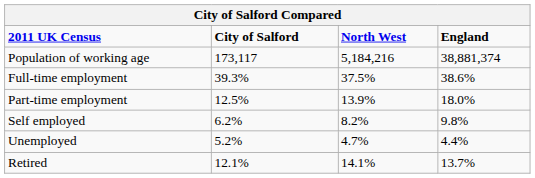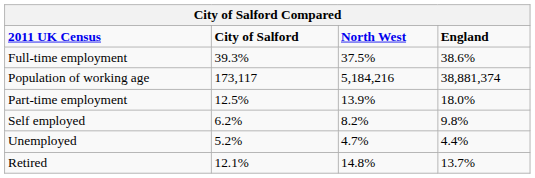rows swapped: (79, 57) <-> (68, 78)
(358, 162) 14.1% -> (358, 162) 14.8%
